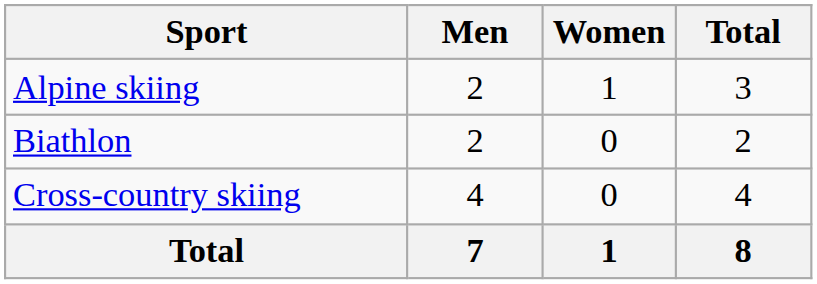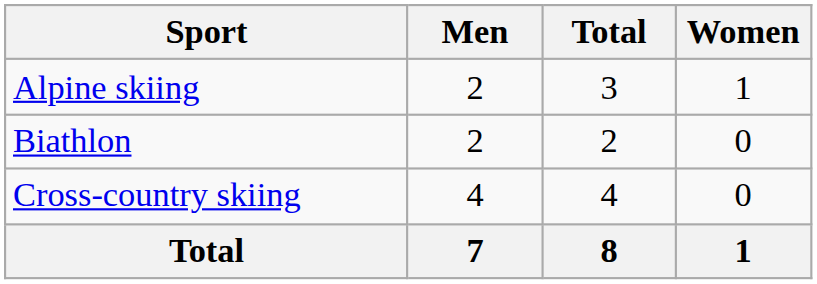columns swapped: (609, 31) <-> (743, 31)
